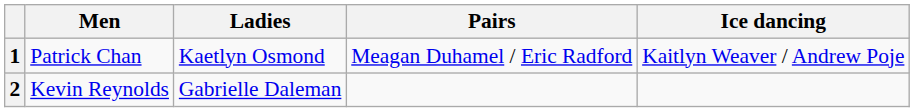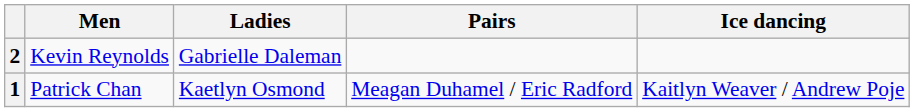rows swapped: (15, 55) <-> (15, 89)
